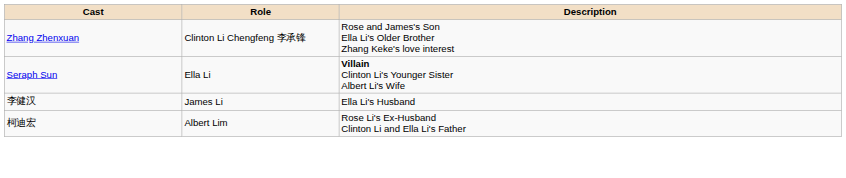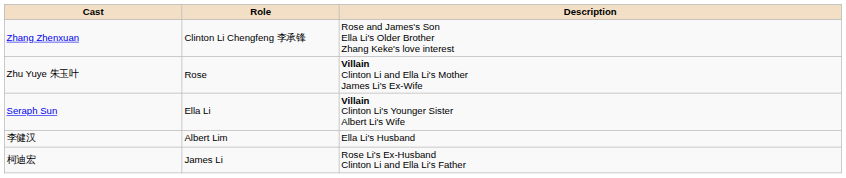+ row: (42, 74)
(204, 101) James Li -> (206, 138) Albert Lim
(206, 123) Albert Lim -> (204, 160) James Li
